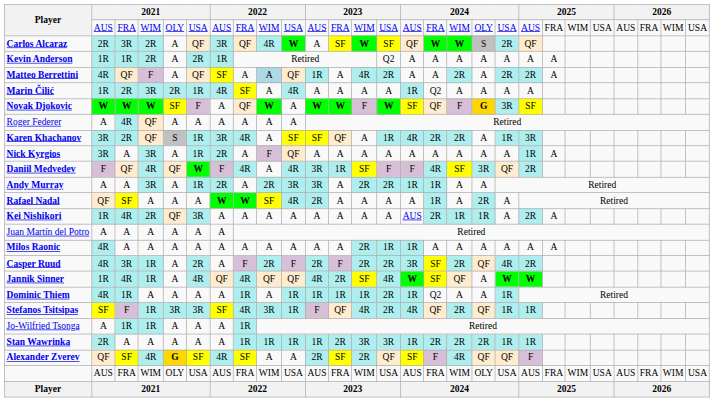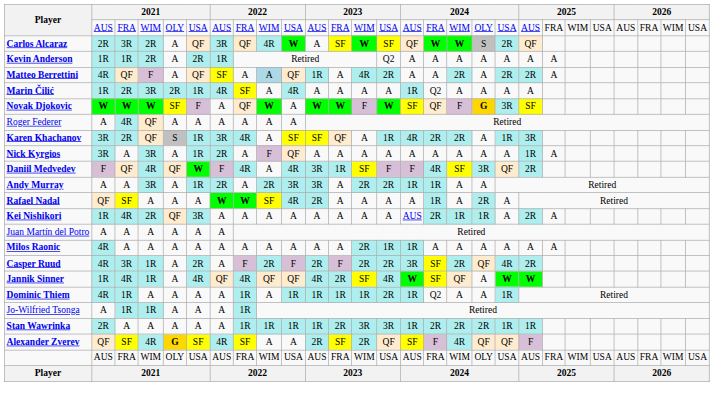- row: (42, 310)
